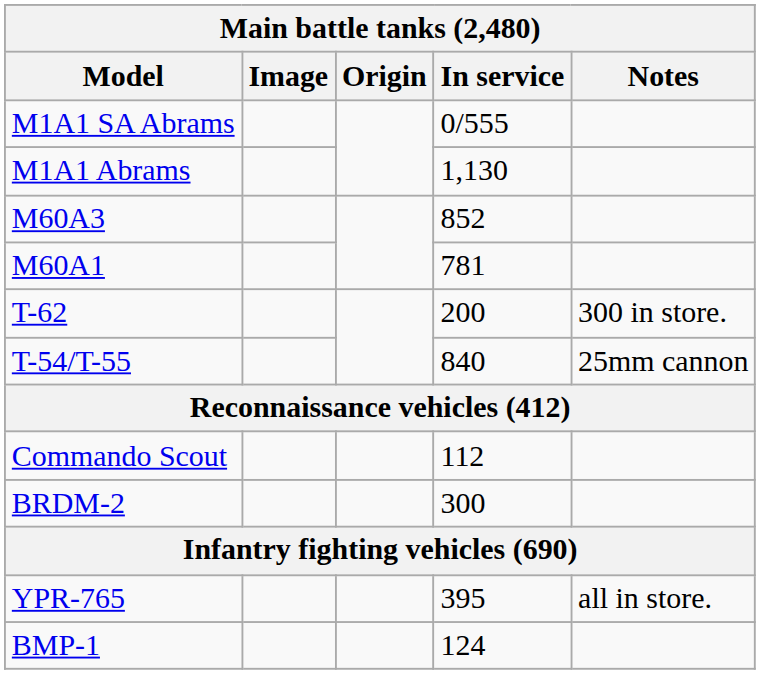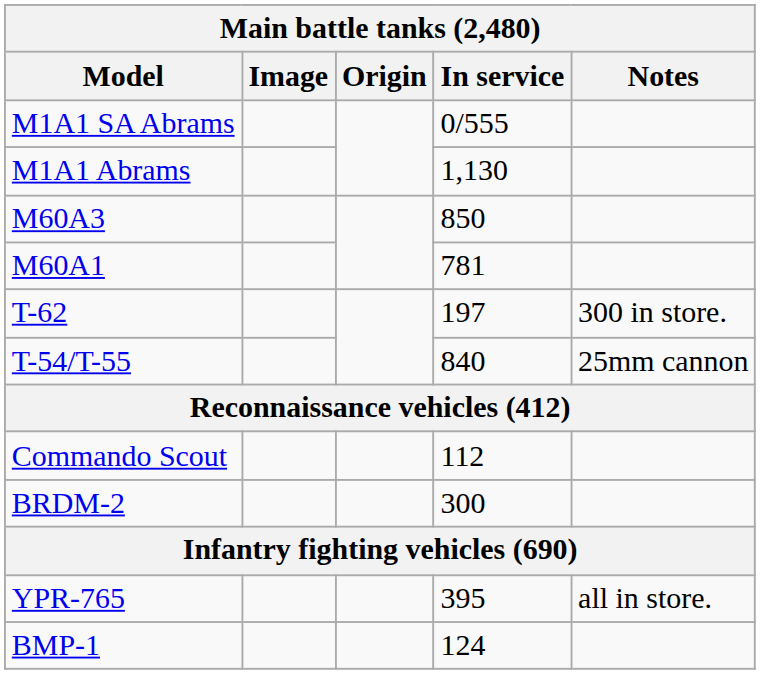(463, 218) 852 -> (463, 218) 850
(463, 312) 200 -> (463, 312) 197
